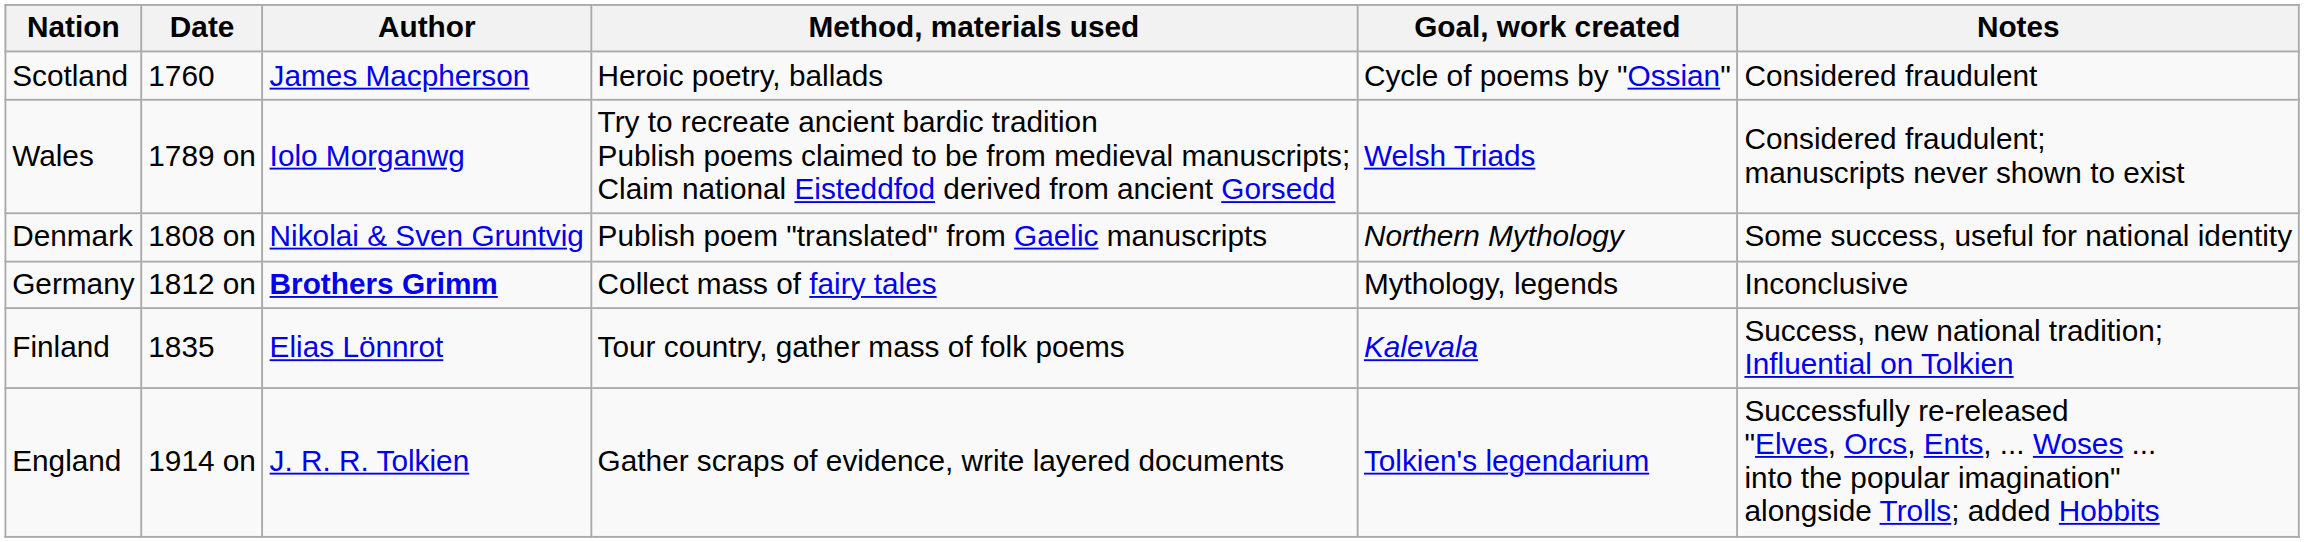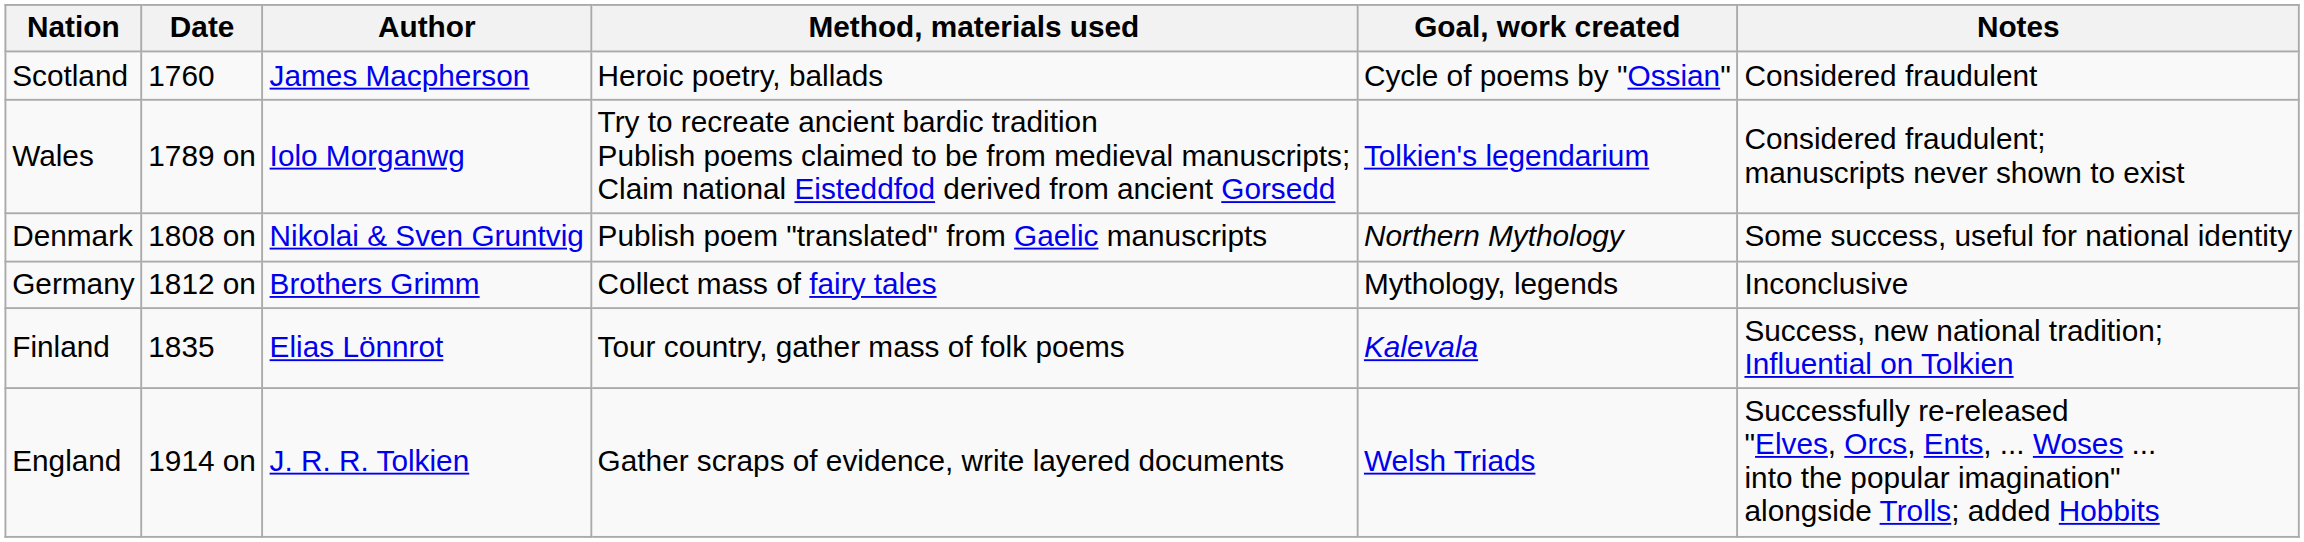(1450, 155) Welsh Triads -> (1507, 155) Tolkien's legendarium
(384, 283) bold -> (375, 283) normal
(1507, 461) Tolkien's legendarium -> (1450, 461) Welsh Triads
